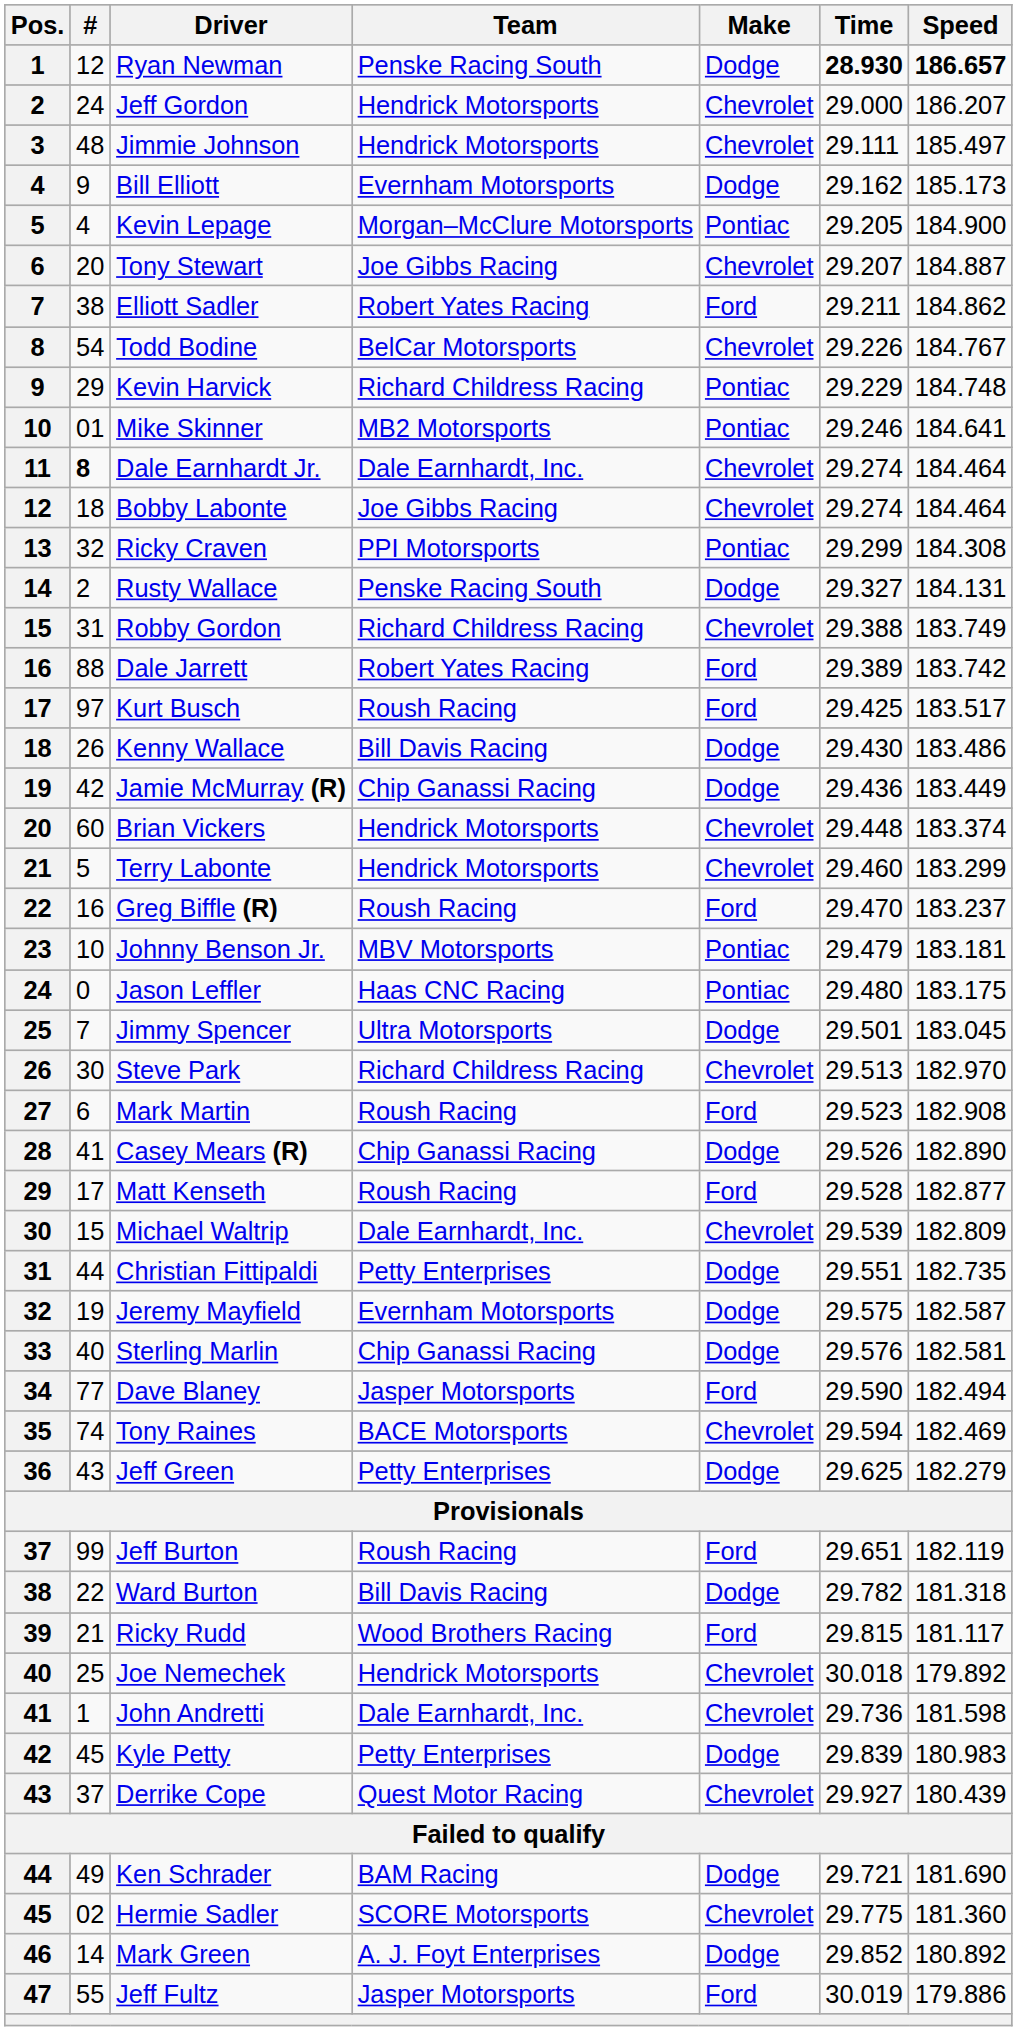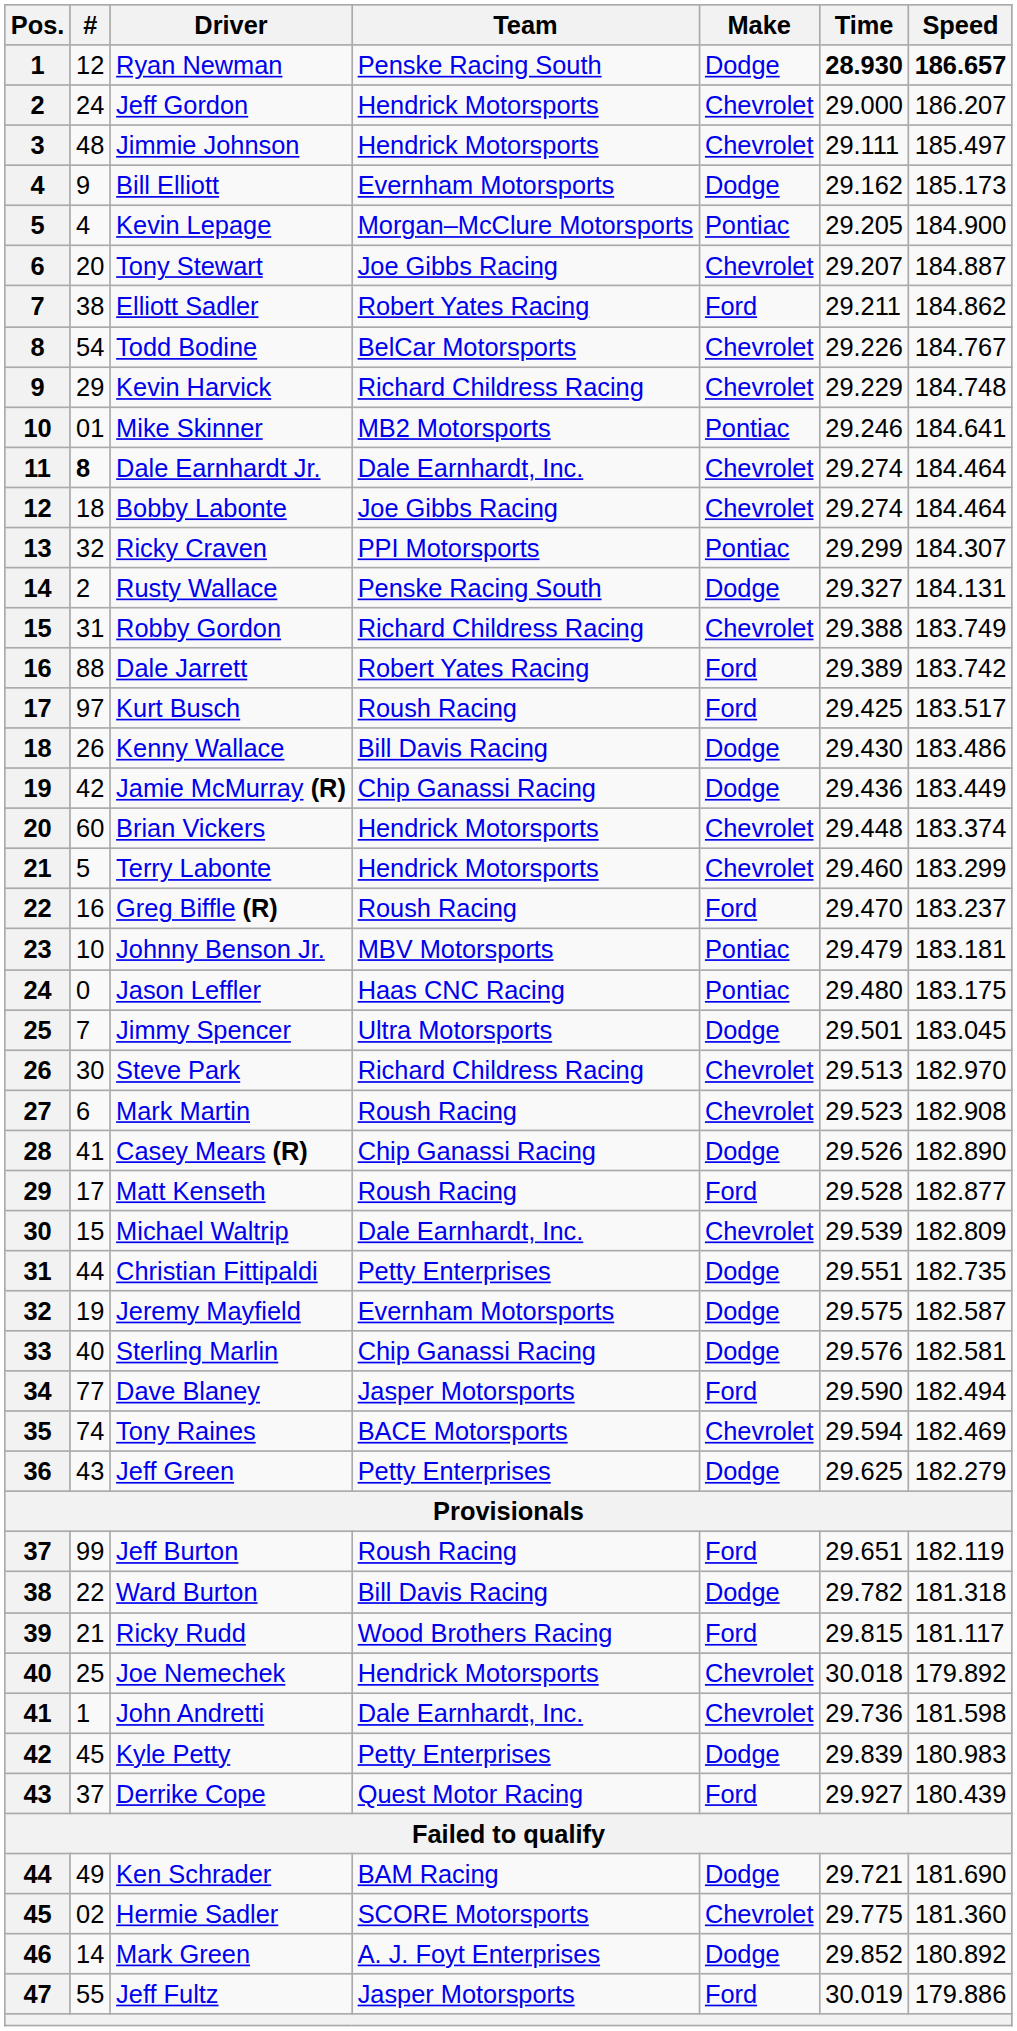(747, 387) Pontiac -> (759, 387) Chevrolet
(960, 548) 184.308 -> (960, 548) 184.307
(731, 1110) Ford -> (759, 1110) Chevrolet
(759, 1793) Chevrolet -> (731, 1793) Ford
